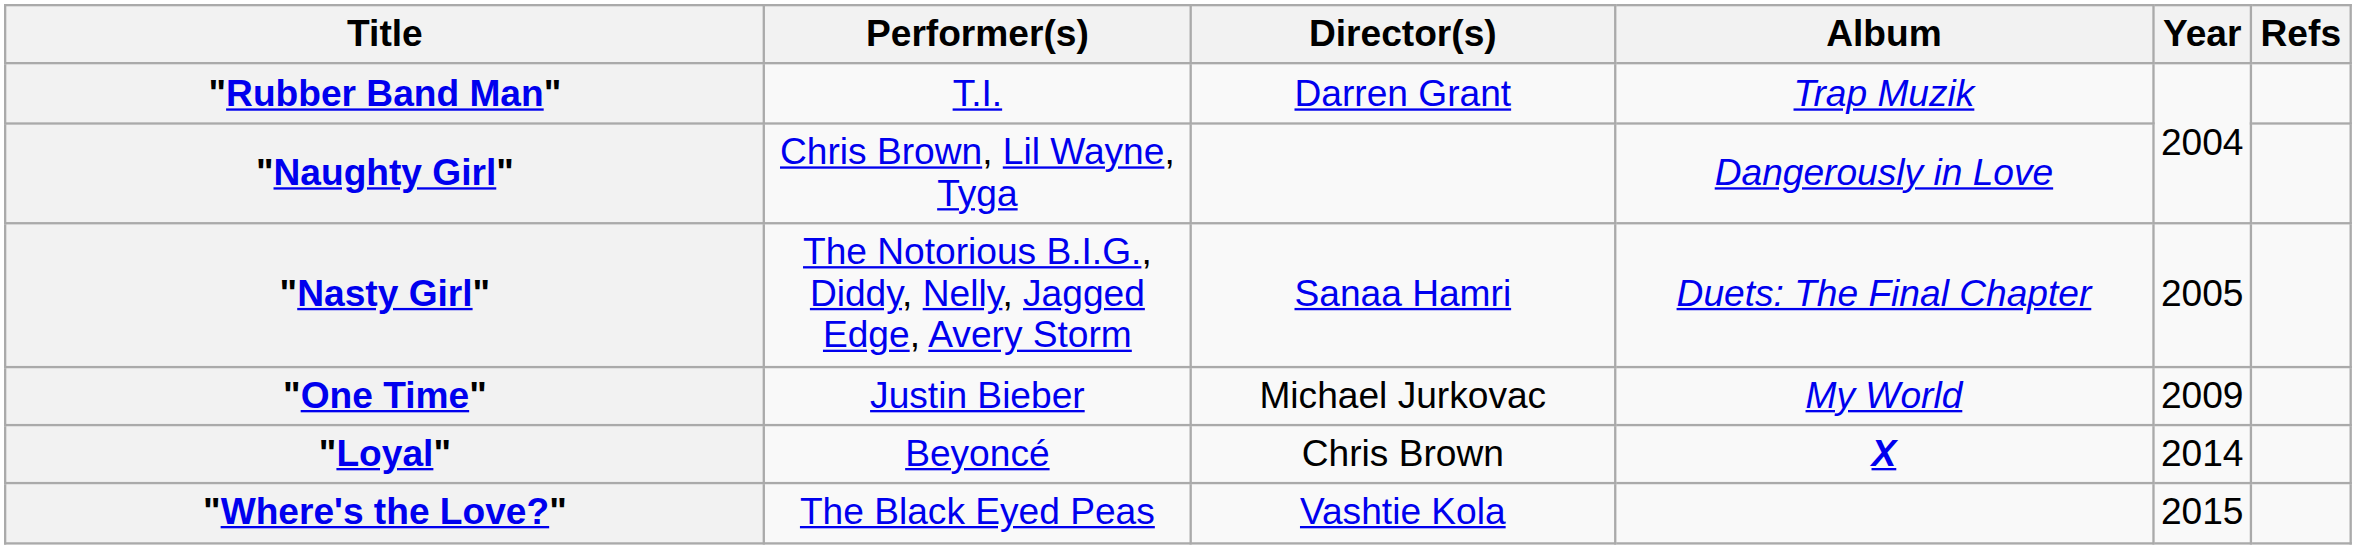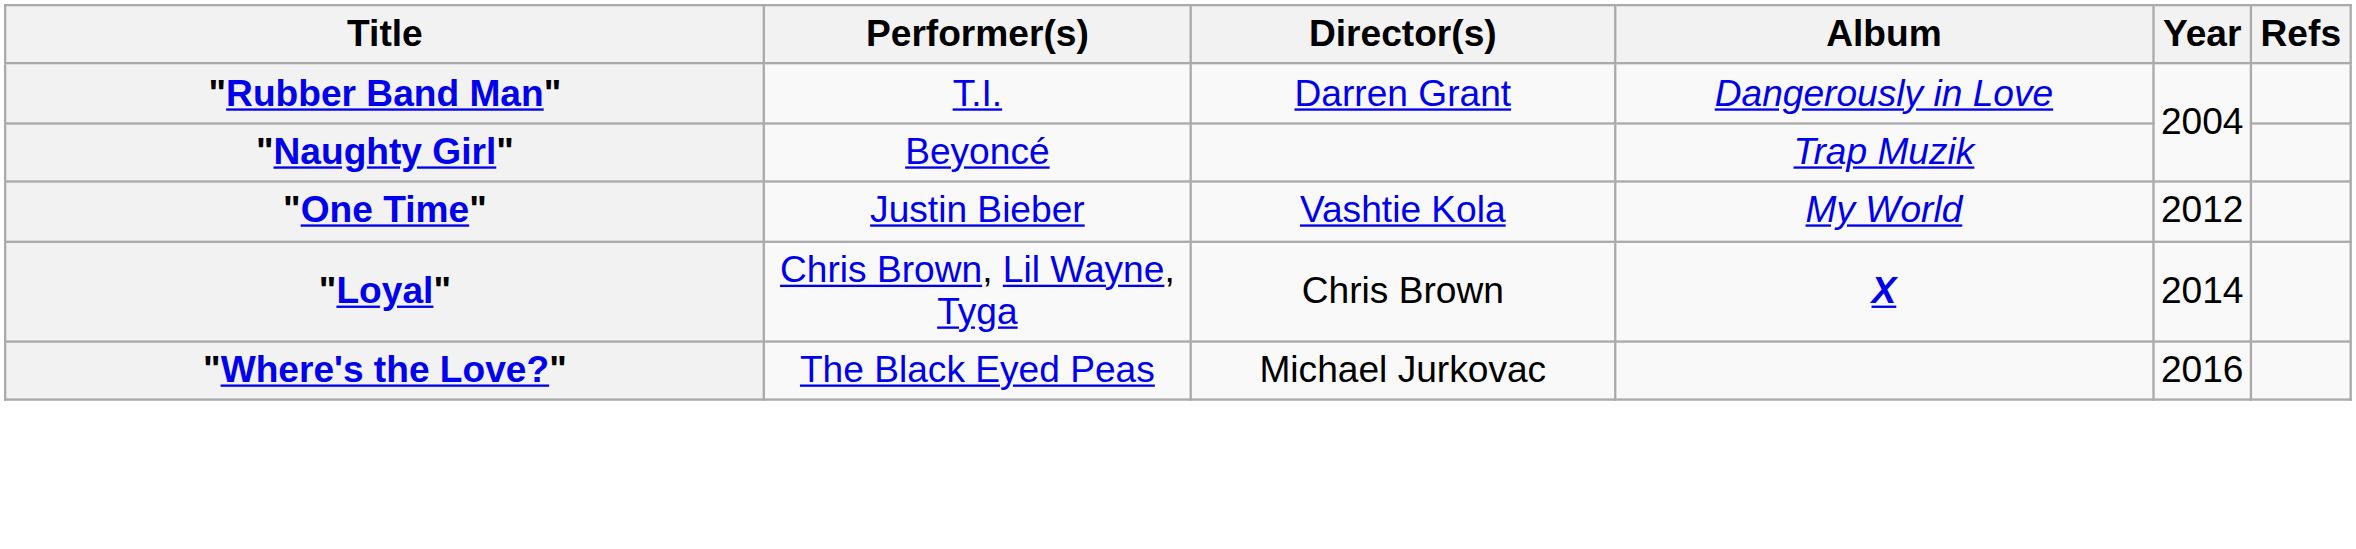(1884, 92) Trap Muzik -> (1884, 92) Dangerously in Love
(977, 172) Chris Brown, Lil Wayne, Tyga -> (977, 151) Beyoncé
(1884, 172) Dangerously in Love -> (1884, 151) Trap Muzik
- row: (385, 294)
(1403, 394) Michael Jurkovac -> (1403, 210) Vashtie Kola
(2202, 394) 2009 -> (2202, 210) 2012
(977, 453) Beyoncé -> (977, 290) Chris Brown, Lil Wayne, Tyga
(1403, 512) Vashtie Kola -> (1403, 370) Michael Jurkovac
(2202, 512) 2015 -> (2202, 370) 2016
